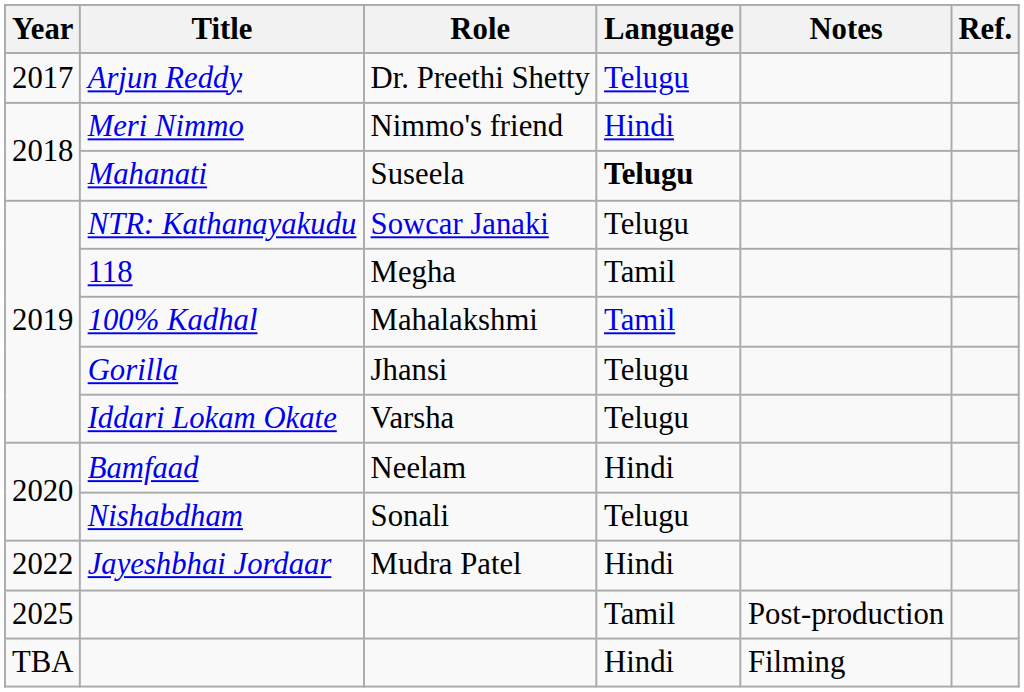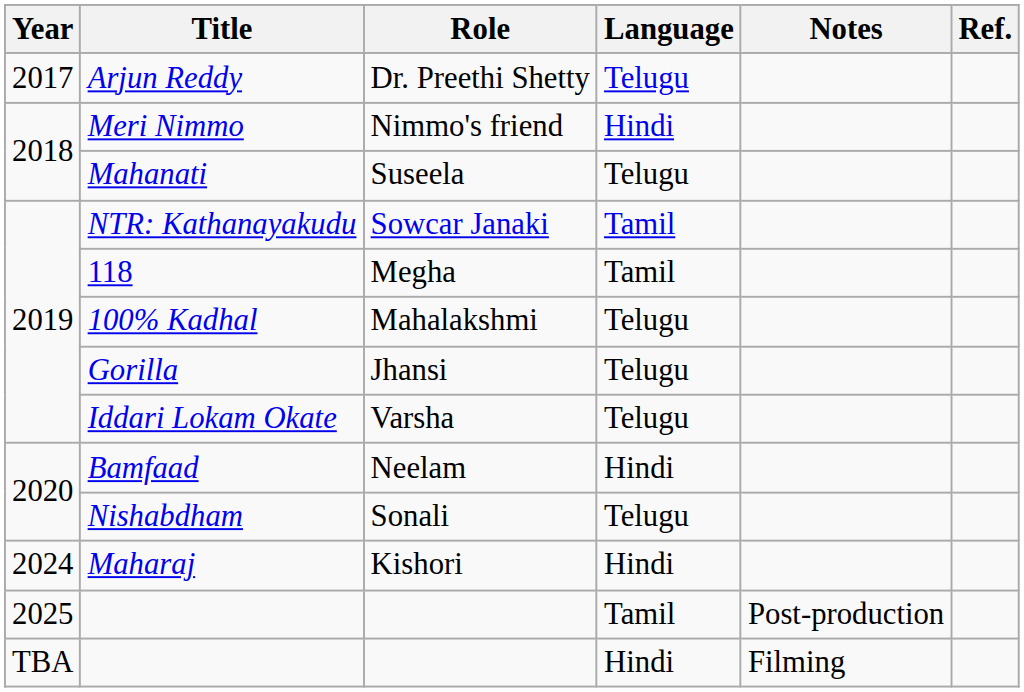(649, 175) bold -> (646, 175) normal
(646, 223) Telugu -> (640, 223) Tamil
(640, 321) Tamil -> (646, 321) Telugu
- row: (43, 564)
+ row: (43, 564)
